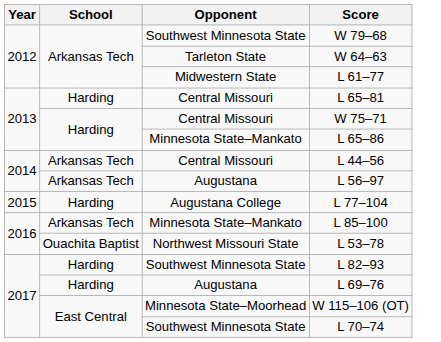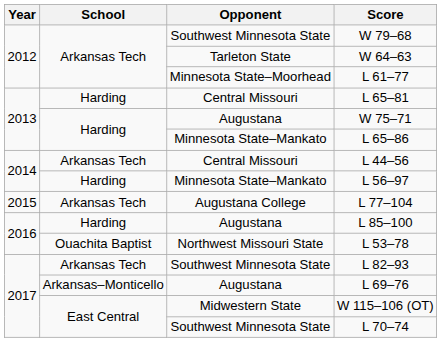(226, 77) Midwestern State -> (250, 77) Minnesota State–Moorhead
(226, 118) Central Missouri -> (250, 118) Augustana
(91, 181) Arkansas Tech -> (103, 181) Harding
(226, 181) Augustana -> (250, 181) Minnesota State–Mankato
(91, 202) Harding -> (103, 202) Arkansas Tech
(91, 222) Arkansas Tech -> (103, 222) Harding
(226, 222) Minnesota State–Mankato -> (250, 222) Augustana
(91, 264) Harding -> (103, 264) Arkansas Tech
(91, 285) Harding -> (103, 285) Arkansas–Monticello
(226, 306) Minnesota State–Moorhead -> (250, 306) Midwestern State
